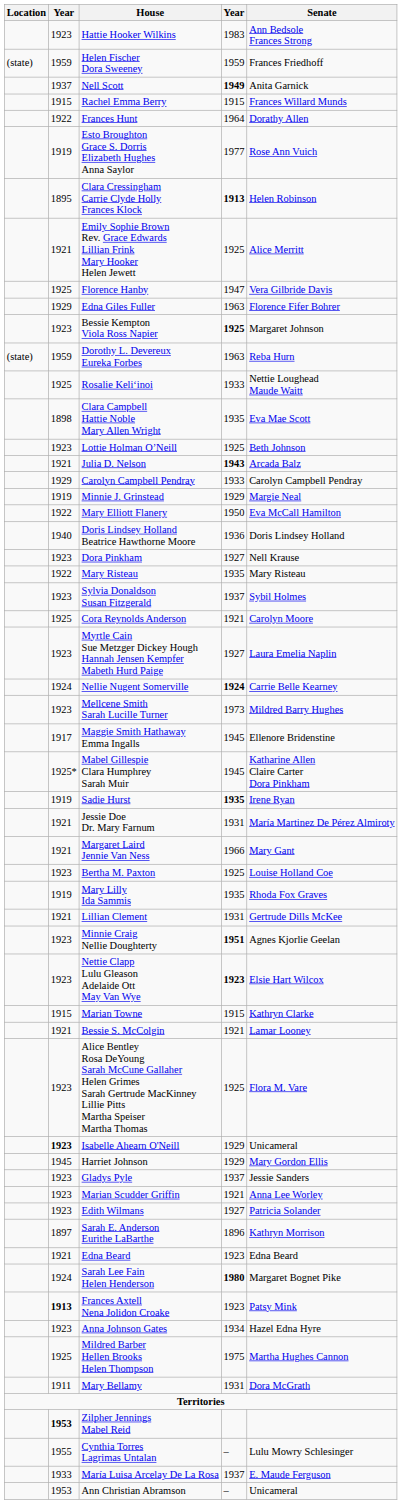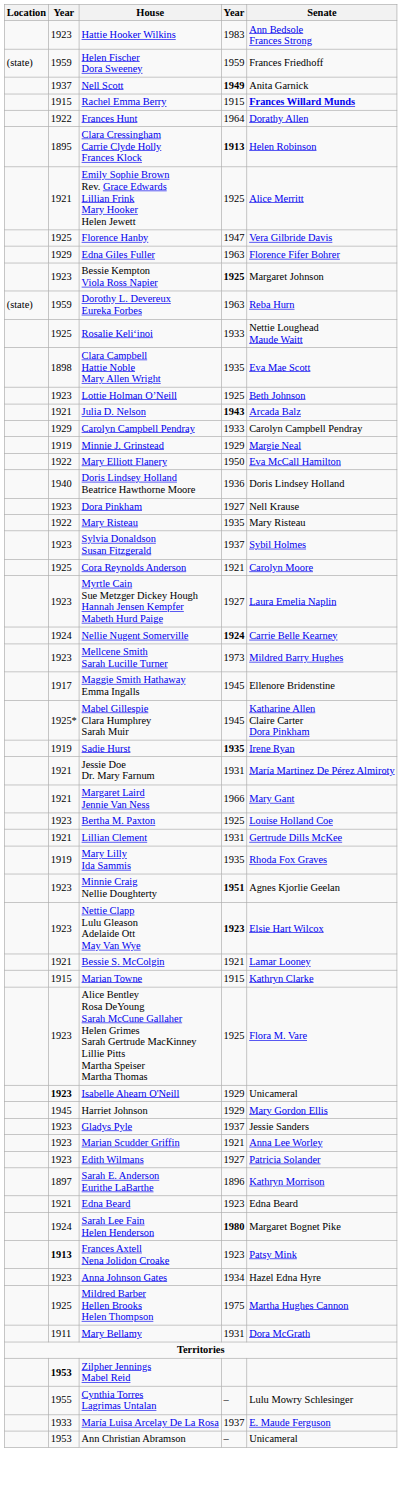(298, 102) normal -> (302, 102) bold
- row: (118, 152)
rows swapped: (106, 895) <-> (114, 917)
rows swapped: (123, 1030) <-> (112, 1013)
